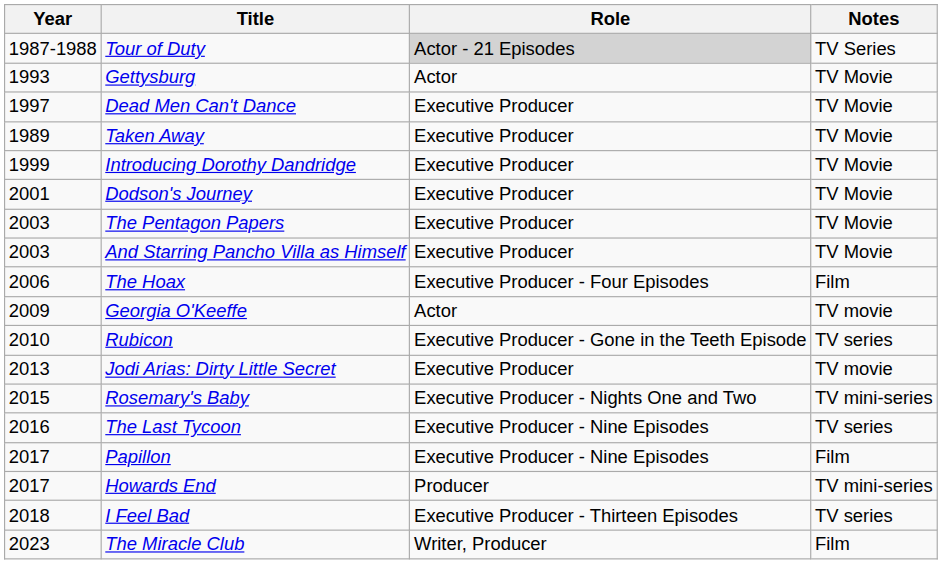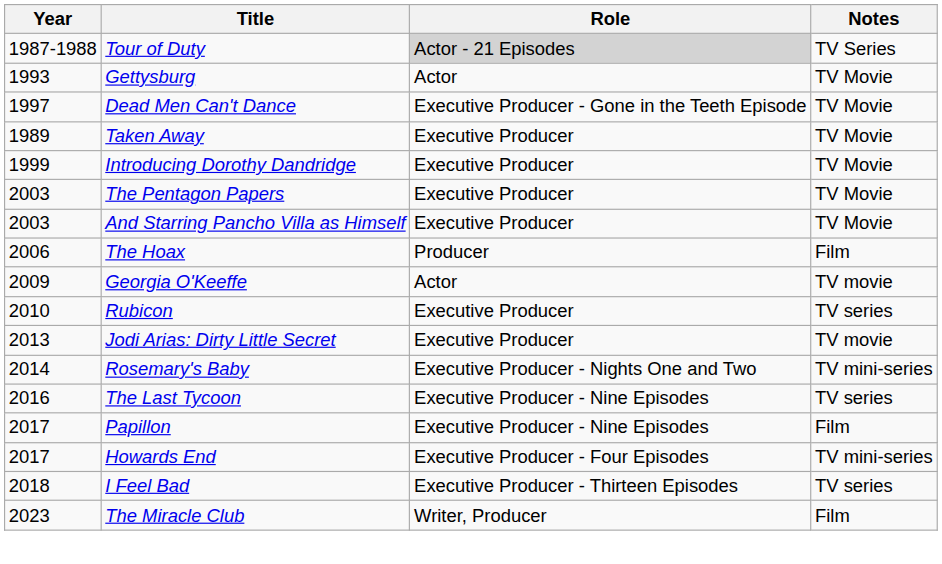(494, 106) Executive Producer -> (610, 106) Executive Producer - Gone in the Teeth Episode
- row: (179, 194)
(561, 281) Executive Producer - Four Episodes -> (451, 252) Producer
(610, 340) Executive Producer - Gone in the Teeth Episode -> (494, 310) Executive Producer
(29, 398) 2015 -> (29, 369) 2014
(451, 485) Producer -> (561, 456) Executive Producer - Four Episodes
